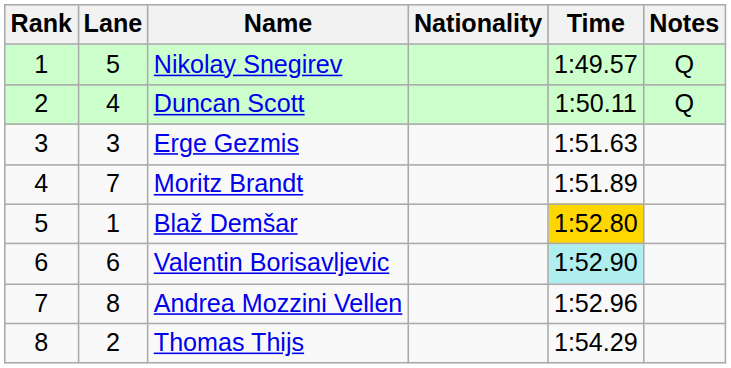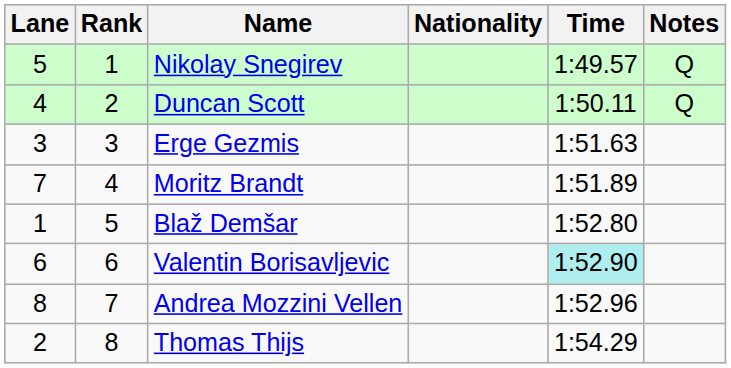columns swapped: (41, 24) <-> (113, 24)
(596, 223) gold background -> (596, 223) no background
